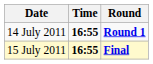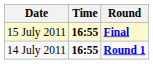rows swapped: (37, 31) <-> (37, 50)
